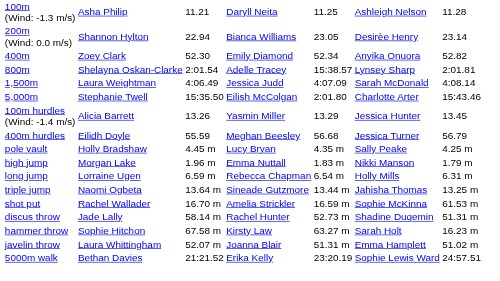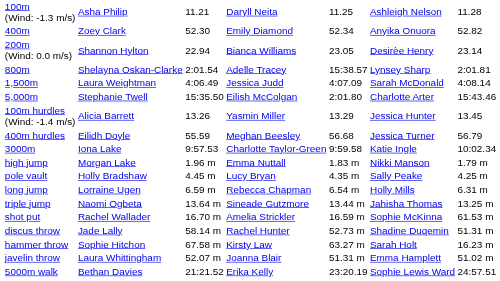rows swapped: (38, 37) <-> (17, 56)
+ row: (20, 149)
rows swapped: (26, 162) <-> (26, 149)
